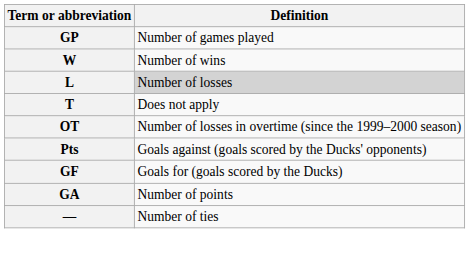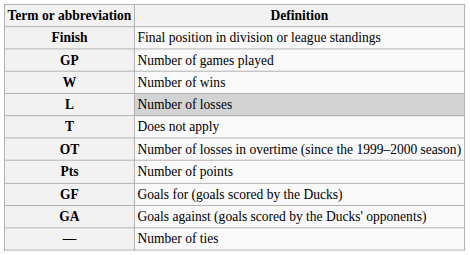+ row: (69, 38)
(282, 149) Goals against (goals scored by the Ducks' opponents) -> (185, 171) Number of points
(185, 194) Number of points -> (282, 216) Goals against (goals scored by the Ducks' opponents)
